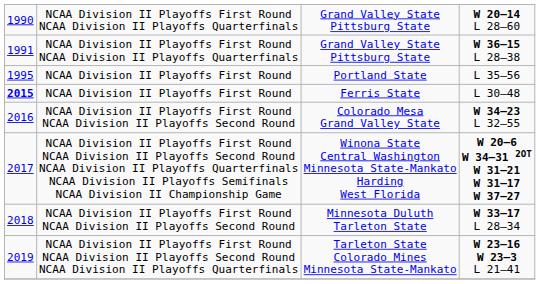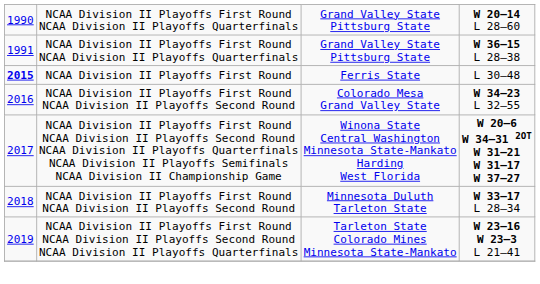- row: (380, 75)
